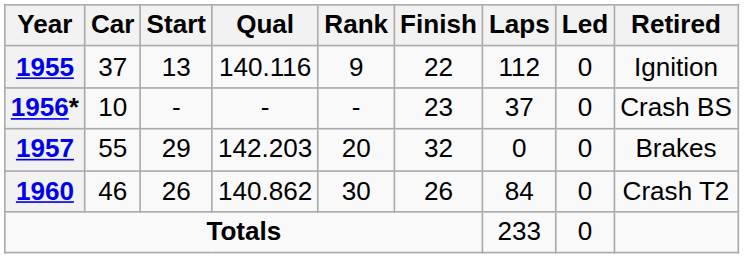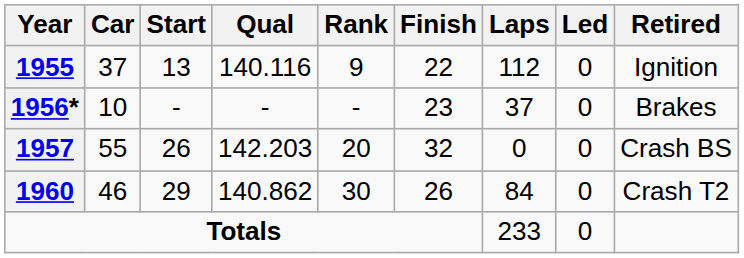(676, 107) Crash BS -> (676, 107) Brakes
(176, 149) 29 -> (176, 149) 26
(676, 149) Brakes -> (676, 149) Crash BS
(176, 190) 26 -> (176, 190) 29
